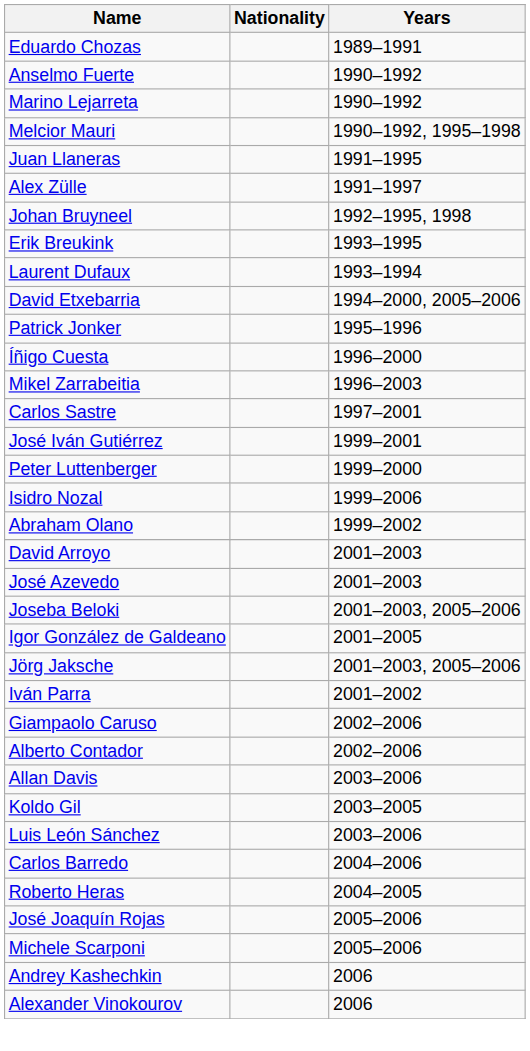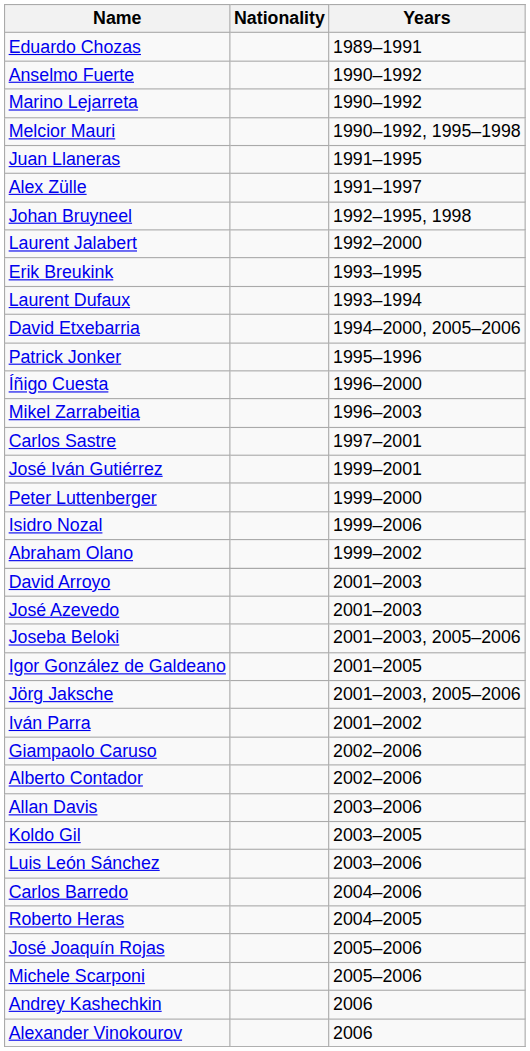+ row: (73, 243)
